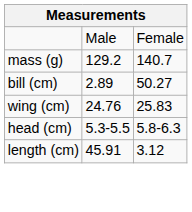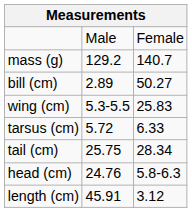(103, 106) 24.76 -> (108, 106) 5.3-5.5
+ row: (43, 128)
+ row: (33, 151)
(108, 128) 5.3-5.5 -> (103, 173) 24.76
